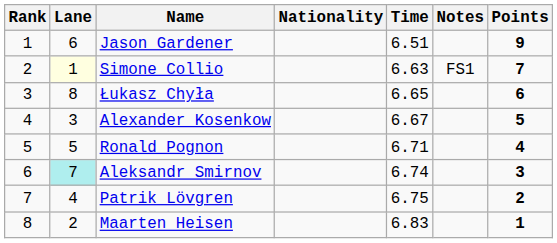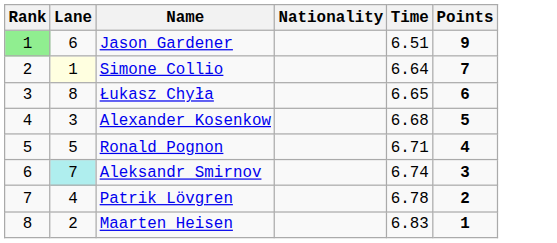- column: (460, 18)
(27, 43) no background -> (27, 43) lightgreen background
(410, 69) 6.63 -> (410, 69) 6.64
(410, 121) 6.67 -> (410, 121) 6.68
(410, 198) 6.75 -> (410, 198) 6.78
